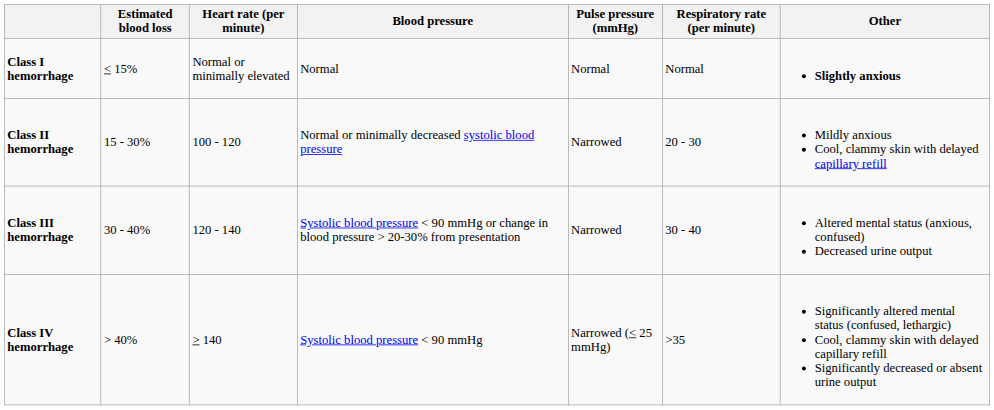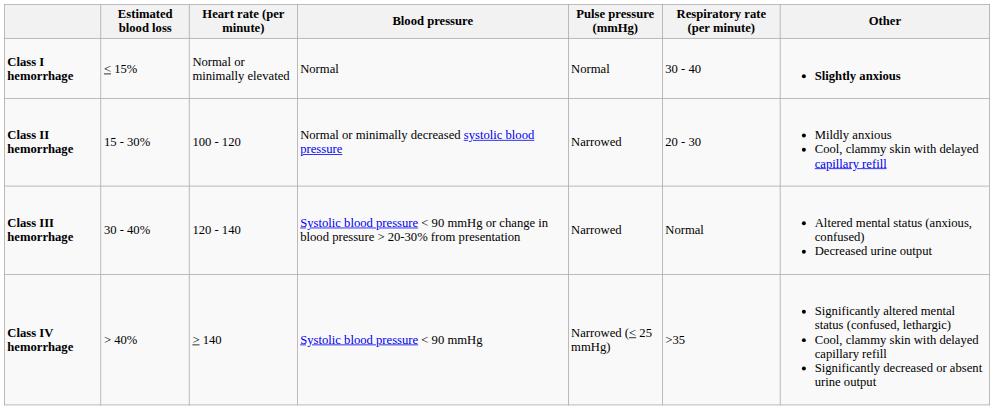(685, 68) Normal -> (683, 68) 30 - 40
(683, 230) 30 - 40 -> (685, 230) Normal
